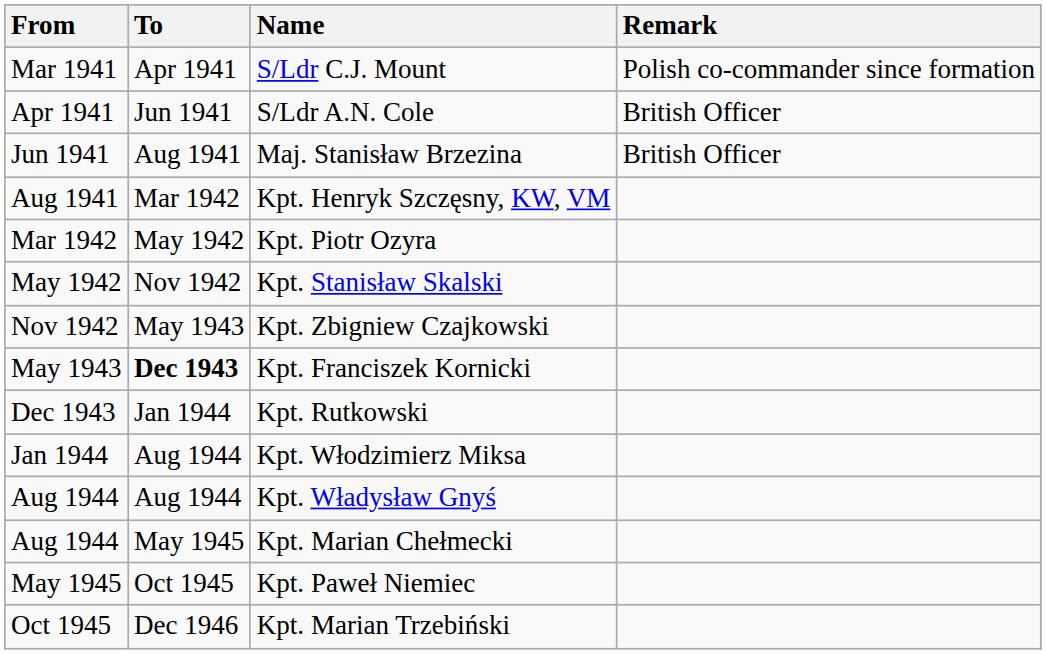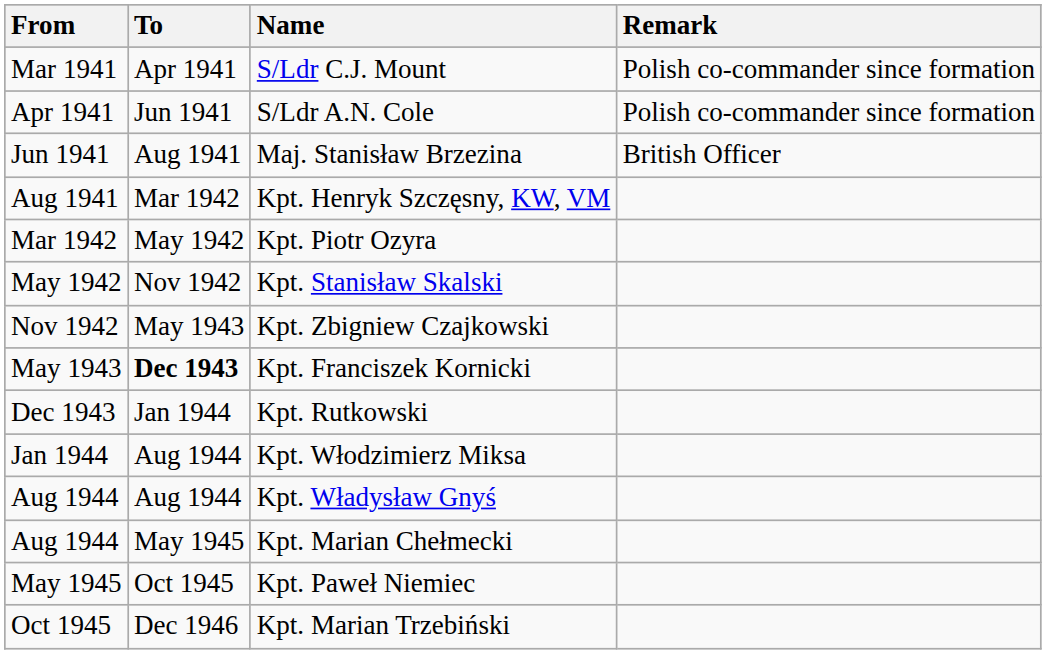(702, 111) British Officer -> (829, 111) Polish co-commander since formation
